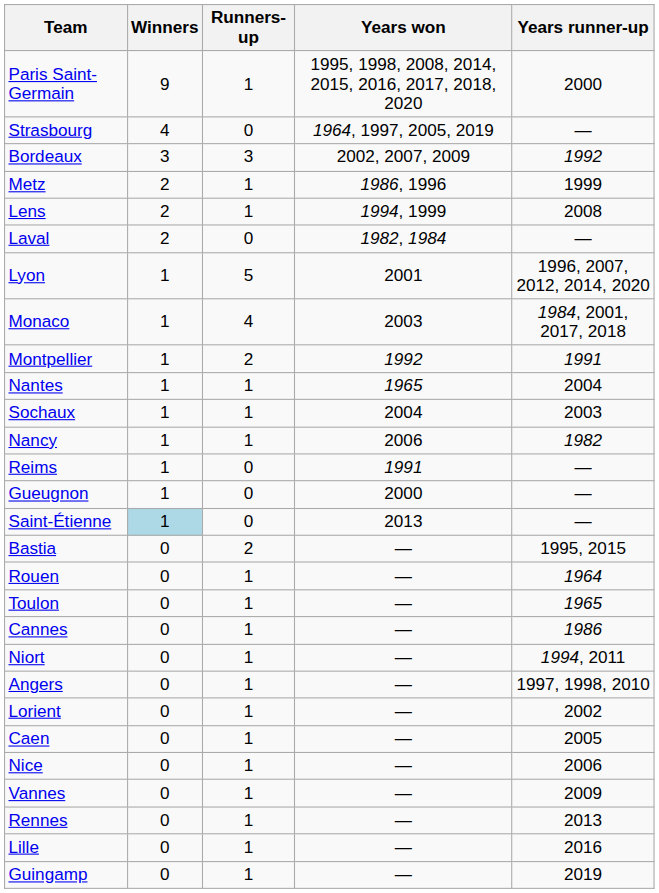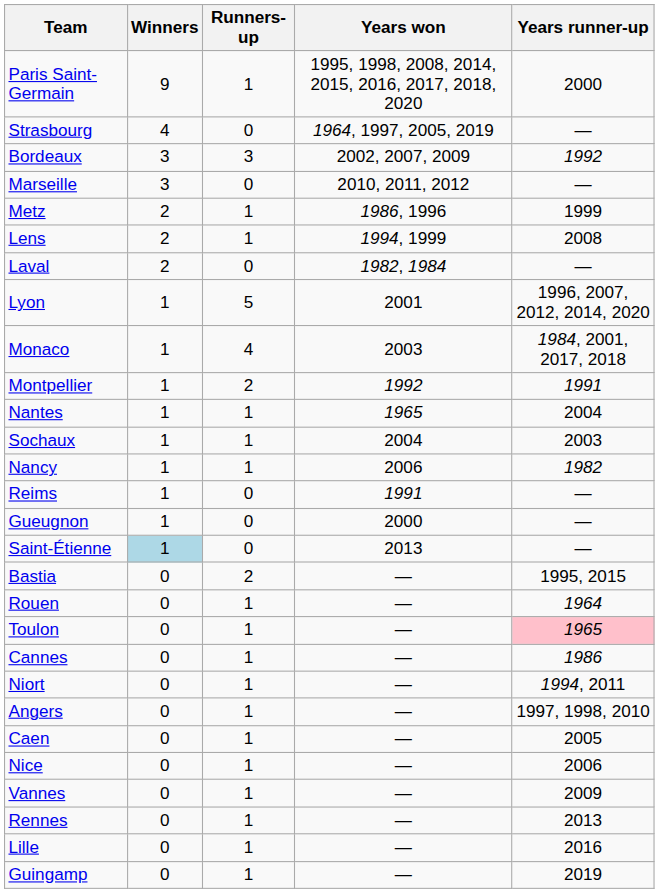+ row: (43, 184)
(583, 603) no background -> (583, 630) pink background
- row: (35, 711)
